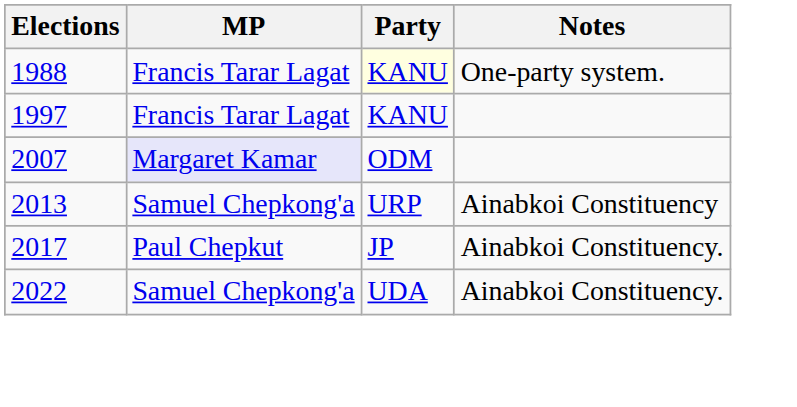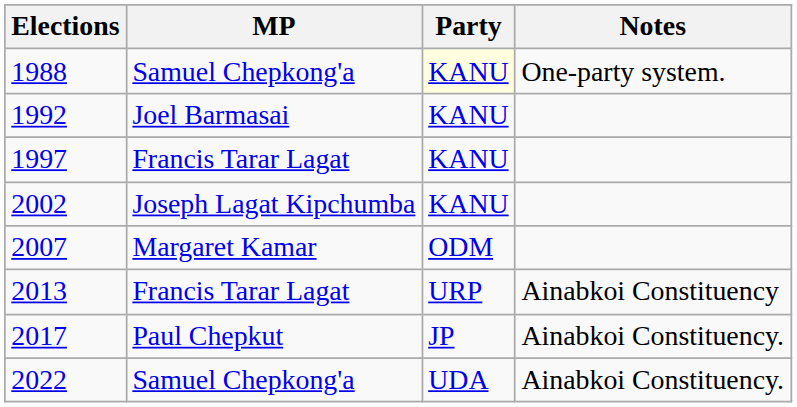(241, 70) Francis Tarar Lagat -> (244, 70) Samuel Chepkong'a
+ row: (39, 114)
+ row: (39, 203)
(224, 159) lavender background -> (224, 247) no background
(244, 203) Samuel Chepkong'a -> (241, 291) Francis Tarar Lagat
